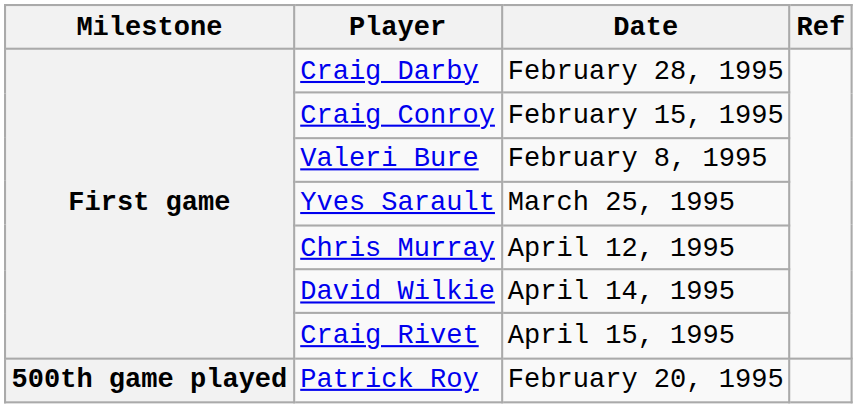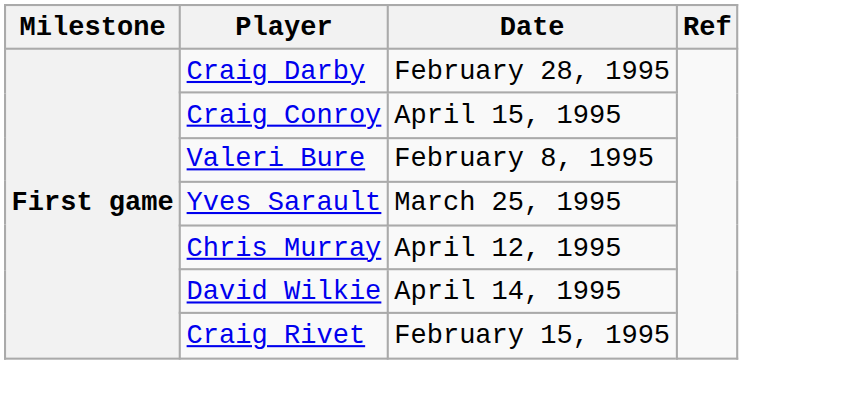(646, 115) February 15, 1995 -> (508, 115) April 15, 1995
(621, 336) April 15, 1995 -> (532, 336) February 15, 1995
- row: (389, 380)
